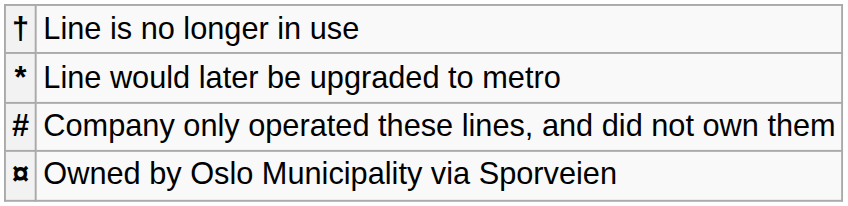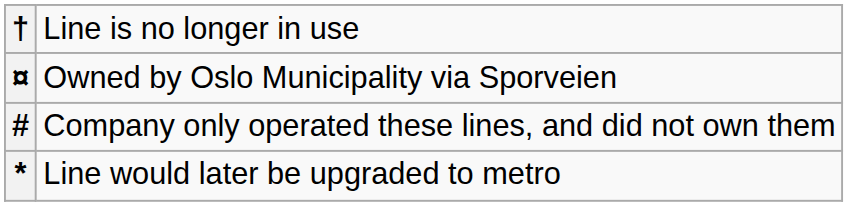rows swapped: (21, 77) <-> (21, 175)
